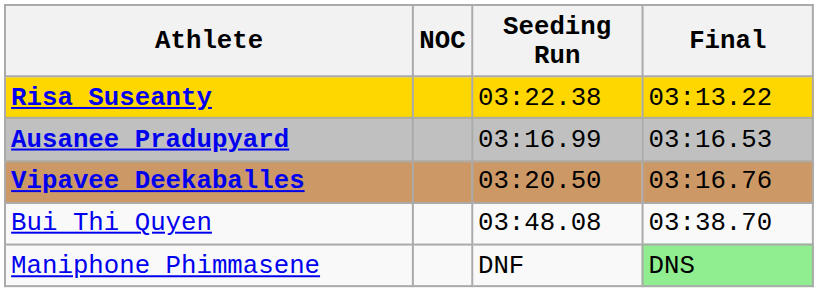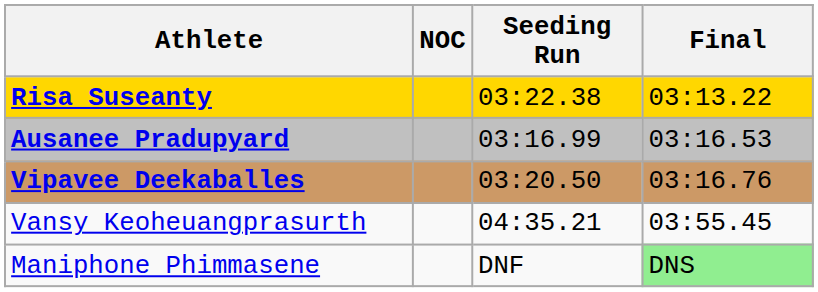- row: (112, 223)
+ row: (189, 223)
